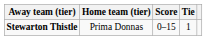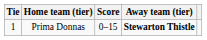columns swapped: (188, 11) <-> (42, 11)
